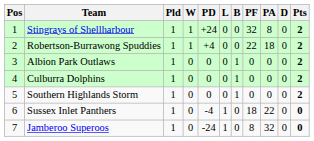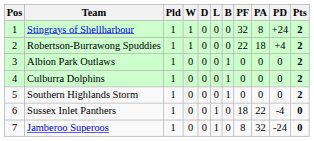columns swapped: (284, 12) <-> (209, 12)
